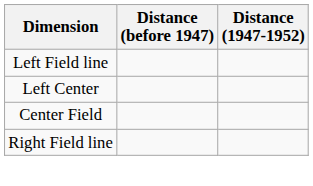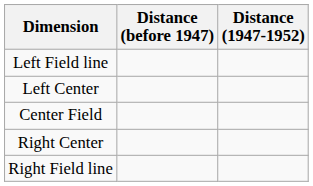+ row: (61, 141)
